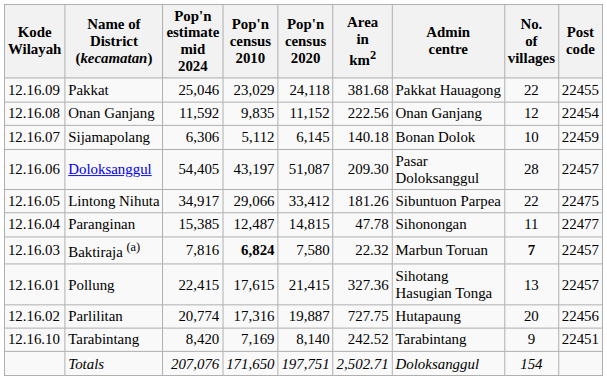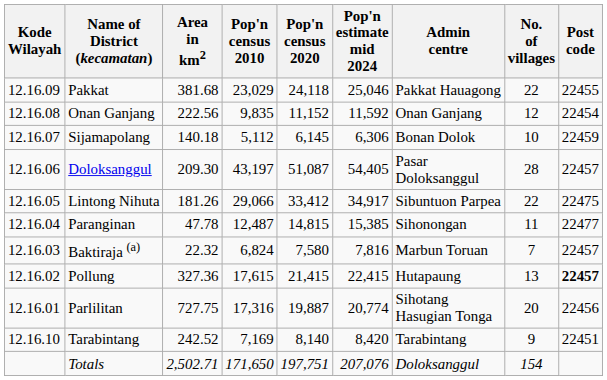columns swapped: (363, 41) <-> (193, 41)
(258, 250) bold -> (257, 250) normal
(531, 250) bold -> (531, 250) normal
(34, 284) 12.16.01 -> (34, 276) 12.16.02
(444, 284) Sihotang Hasugian Tonga -> (428, 276) Hutapaung
(580, 284) normal -> (580, 276) bold
(34, 316) 12.16.02 -> (34, 308) 12.16.01
(428, 316) Hutapaung -> (444, 308) Sihotang Hasugian Tonga
